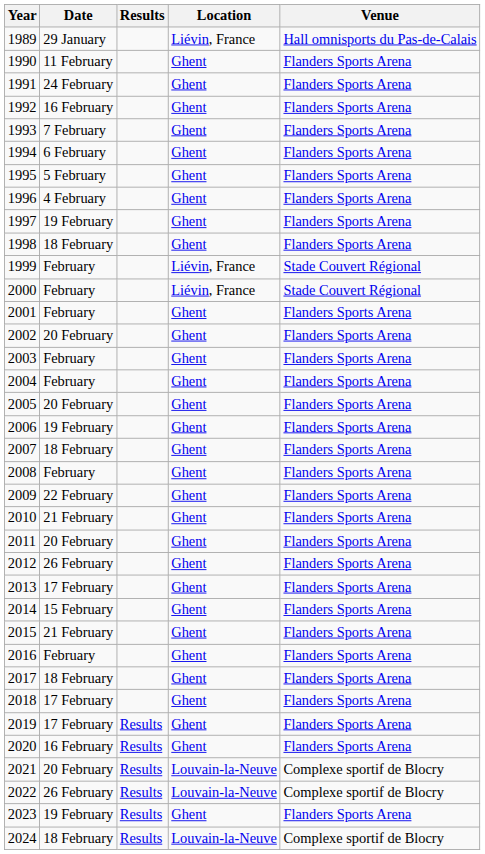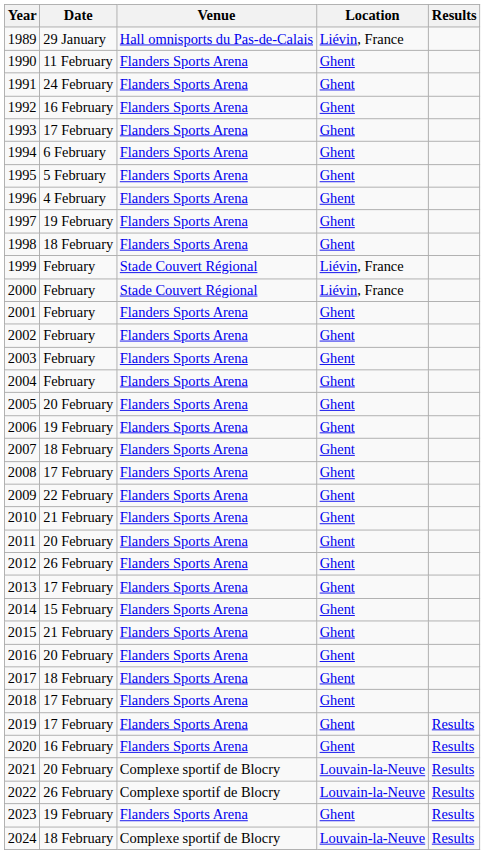columns swapped: (380, 15) <-> (142, 15)
(75, 130) 7 February -> (78, 130) 17 February
(78, 335) 20 February -> (69, 335) February
(69, 472) February -> (78, 472) 17 February
(69, 655) February -> (78, 655) 20 February
